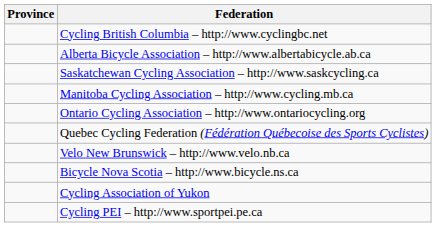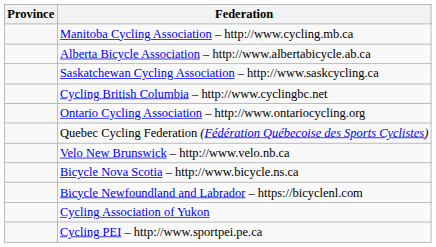rows swapped: (194, 34) <-> (207, 93)
+ row: (211, 192)
